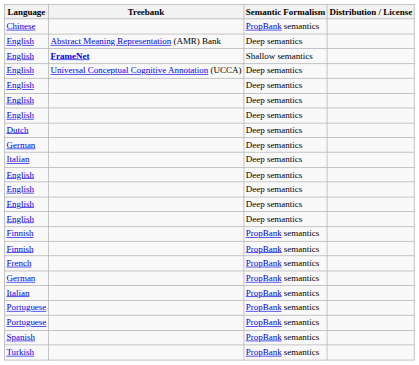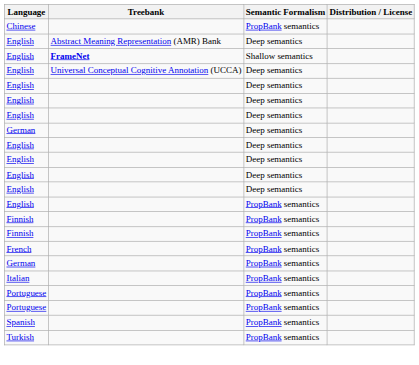- row: (17, 129)
- row: (18, 159)
+ row: (20, 204)
